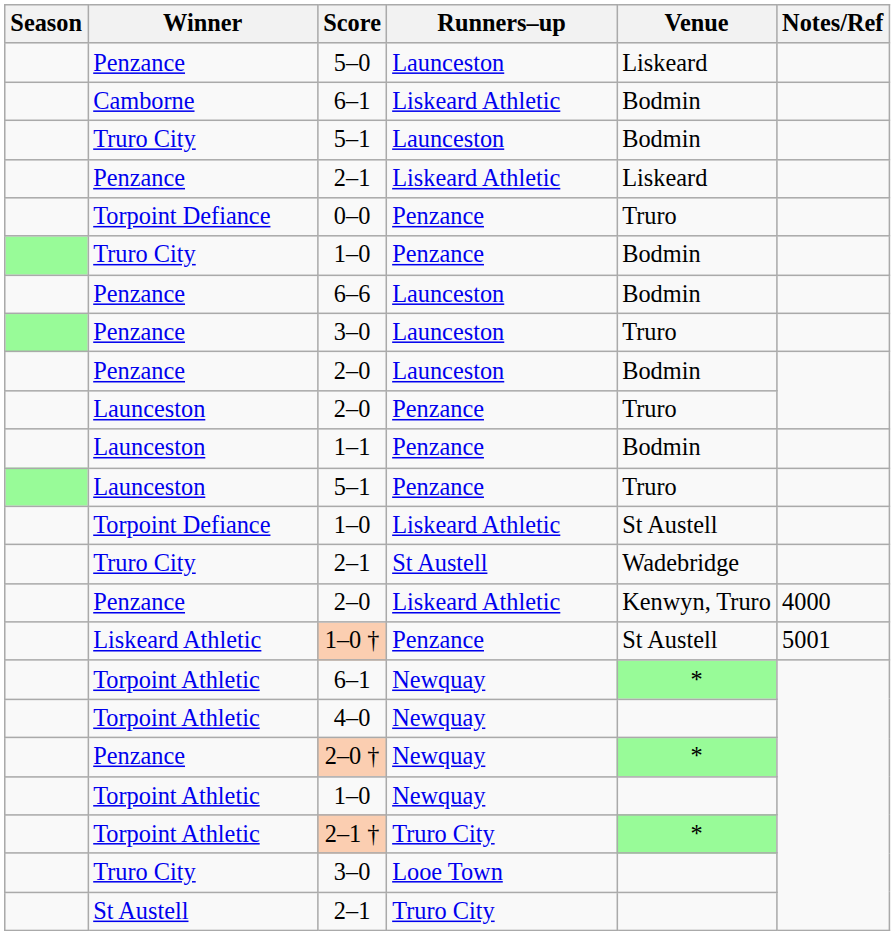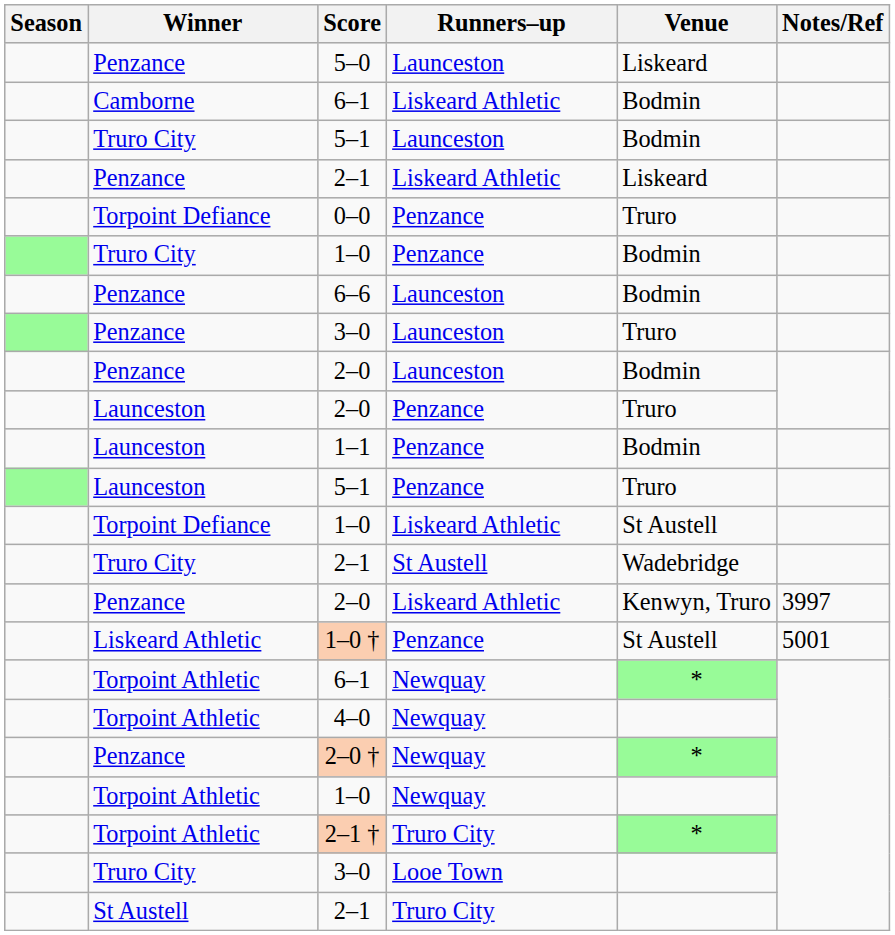(806, 602) 4000 -> (806, 602) 3997
